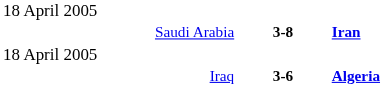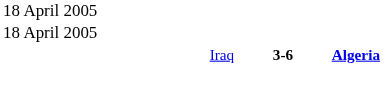- row: (195, 32)
